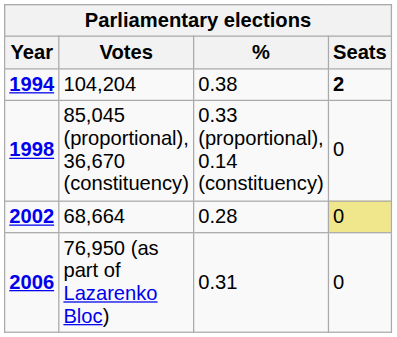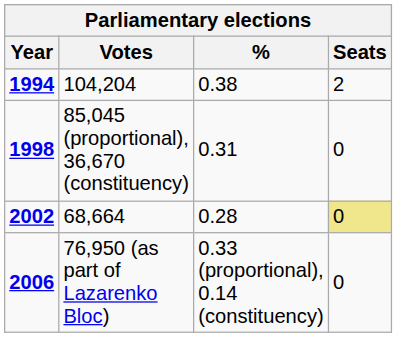(339, 84) bold -> (339, 84) normal
(261, 150) 0.33 (proportional), 0.14 (constituency) -> (218, 150) 0.31
(218, 282) 0.31 -> (261, 282) 0.33 (proportional), 0.14 (constituency)
